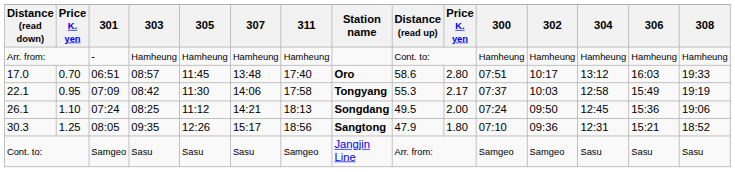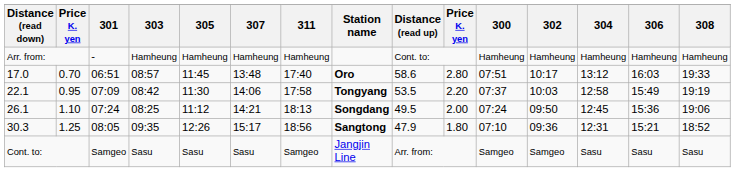(405, 91) 55.3 -> (405, 91) 53.5
(457, 91) 2.17 -> (457, 91) 2.20
